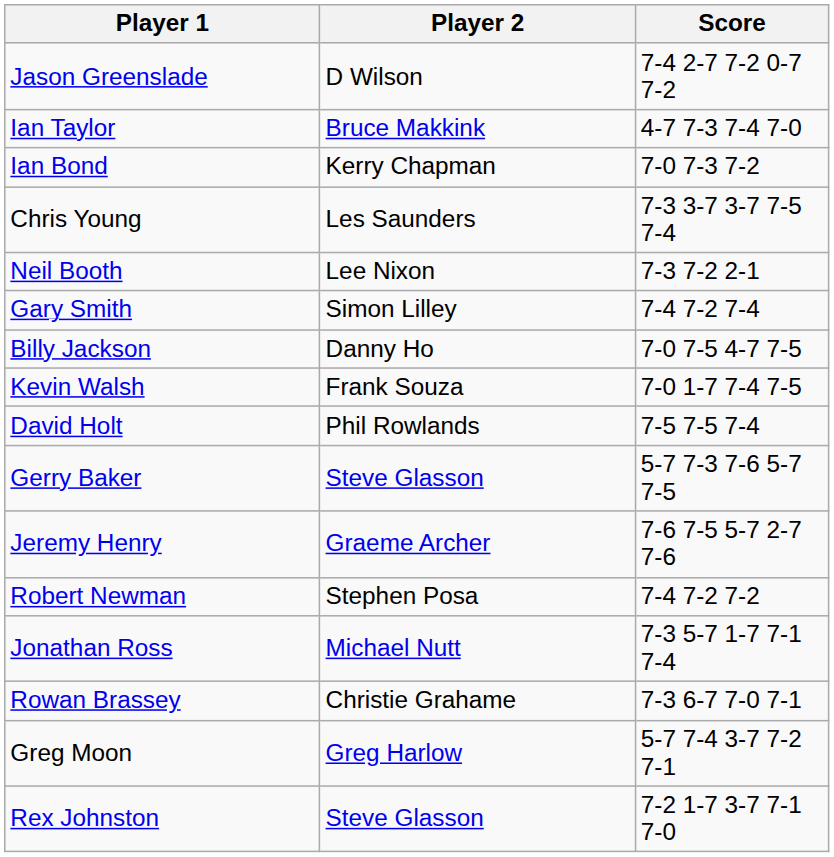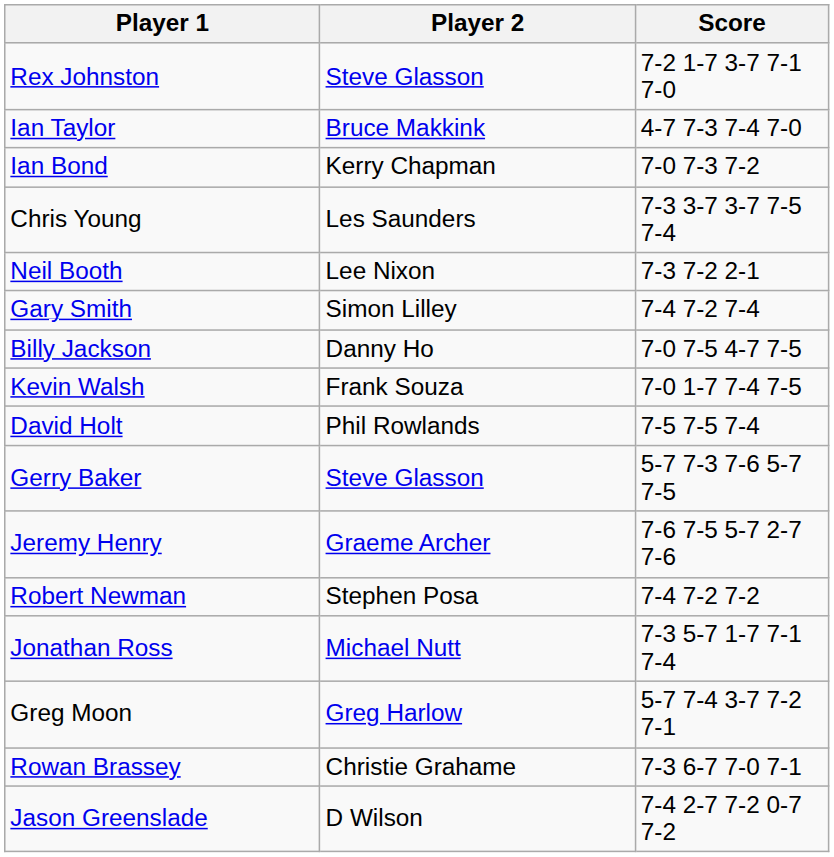rows swapped: (109, 76) <-> (85, 818)
rows swapped: (96, 700) <-> (71, 752)
